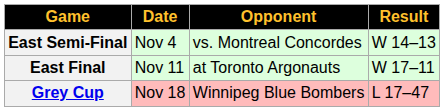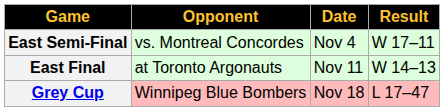columns swapped: (160, 17) <-> (279, 17)
(404, 42) W 14–13 -> (403, 42) W 17–11
(403, 67) W 17–11 -> (404, 67) W 14–13
